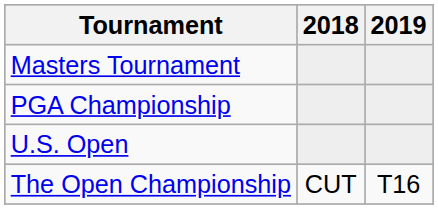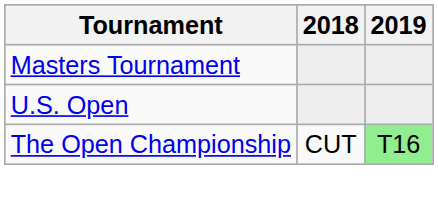- row: (121, 105)
(399, 185) no background -> (399, 145) lightgreen background
